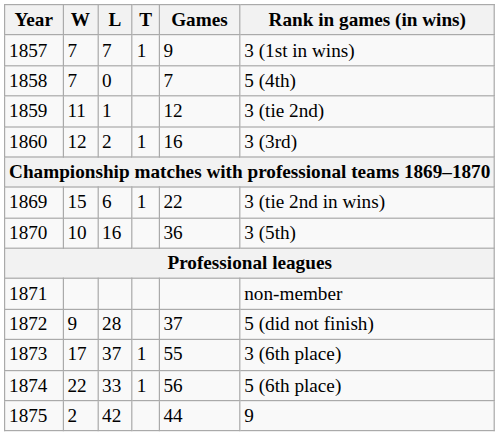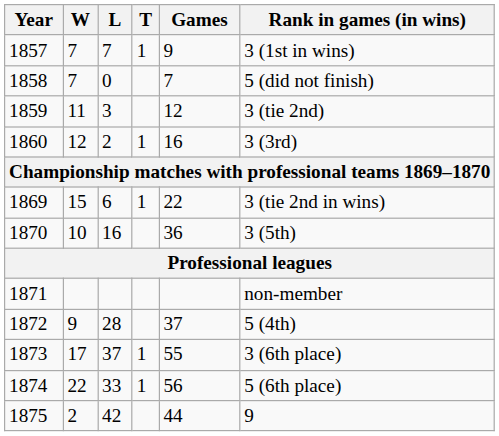(270, 80) 5 (4th) -> (309, 80) 5 (did not finish)
(107, 111) 1 -> (107, 111) 3
(309, 324) 5 (did not finish) -> (270, 324) 5 (4th)
